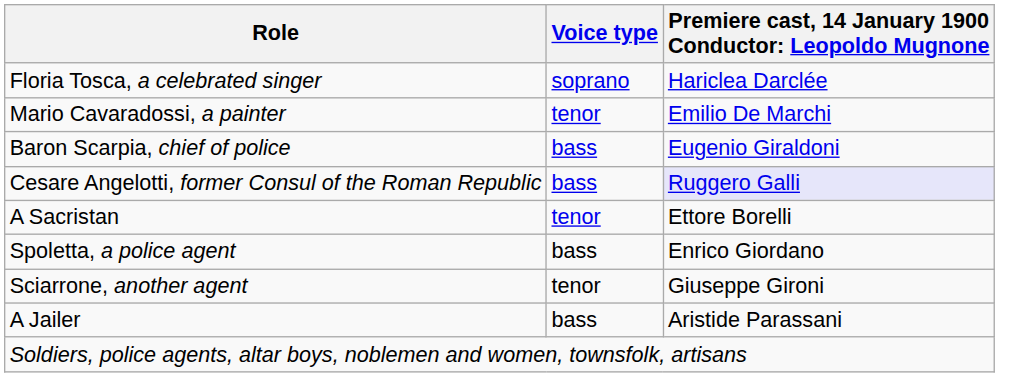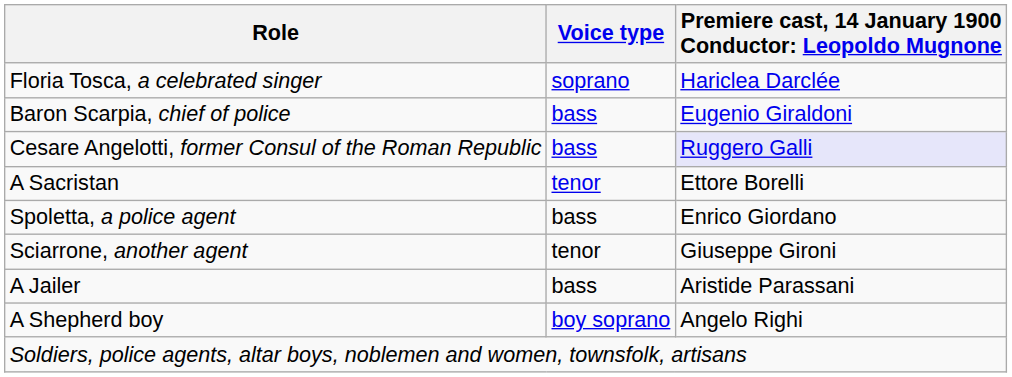- row: (148, 114)
+ row: (87, 319)
